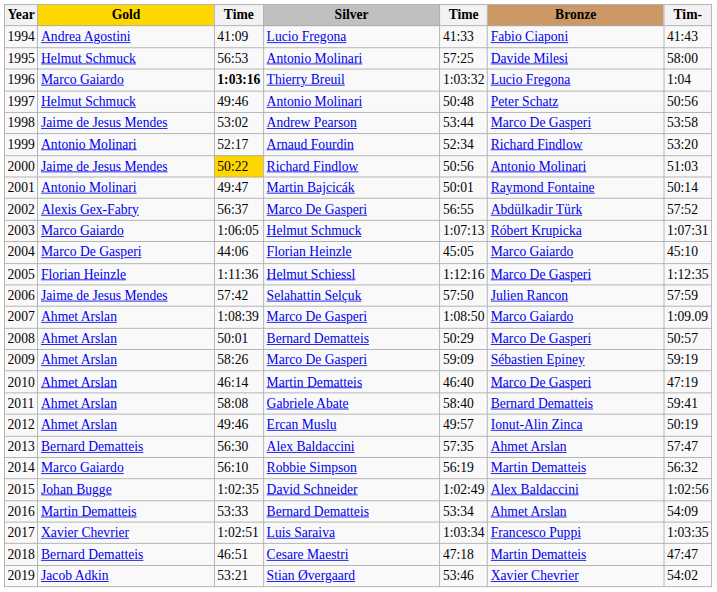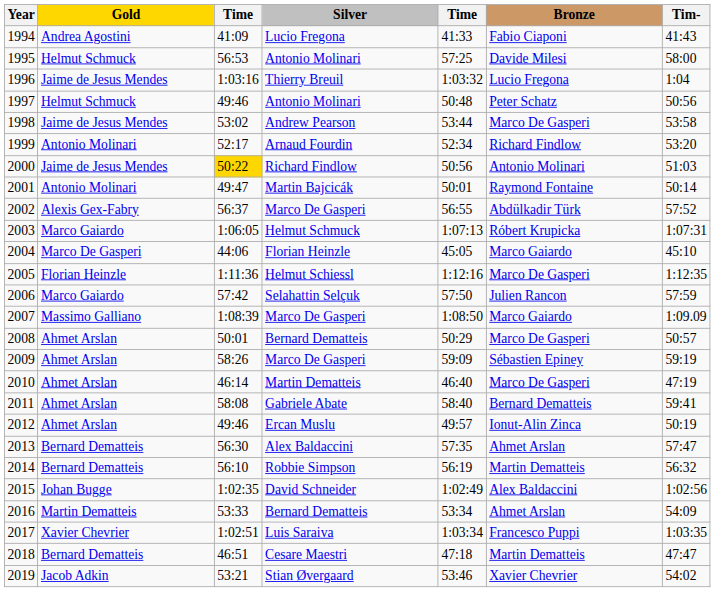(82, 79) Marco Gaiardo -> (104, 79) Jaime de Jesus Mendes
(239, 79) bold -> (238, 79) normal
(104, 295) Jaime de Jesus Mendes -> (82, 295) Marco Gaiardo
(79, 317) Ahmet Arslan -> (91, 317) Massimo Galliano
(82, 468) Marco Gaiardo -> (92, 468) Bernard Dematteis
